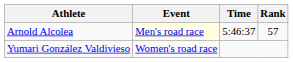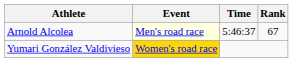(273, 31) 57 -> (273, 31) 67
(176, 49) no background -> (176, 49) gold background
